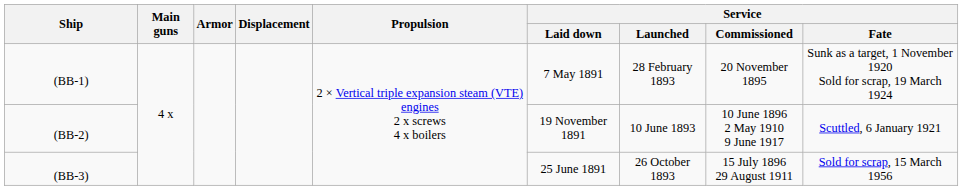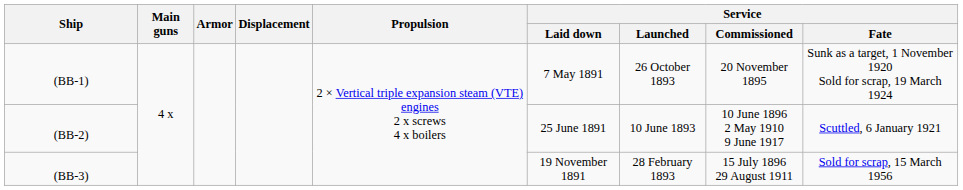(662, 74) 28 February 1893 -> (662, 74) 26 October 1893
(573, 128) 19 November 1891 -> (573, 128) 25 June 1891
(573, 168) 25 June 1891 -> (573, 168) 19 November 1891
(662, 168) 26 October 1893 -> (662, 168) 28 February 1893
